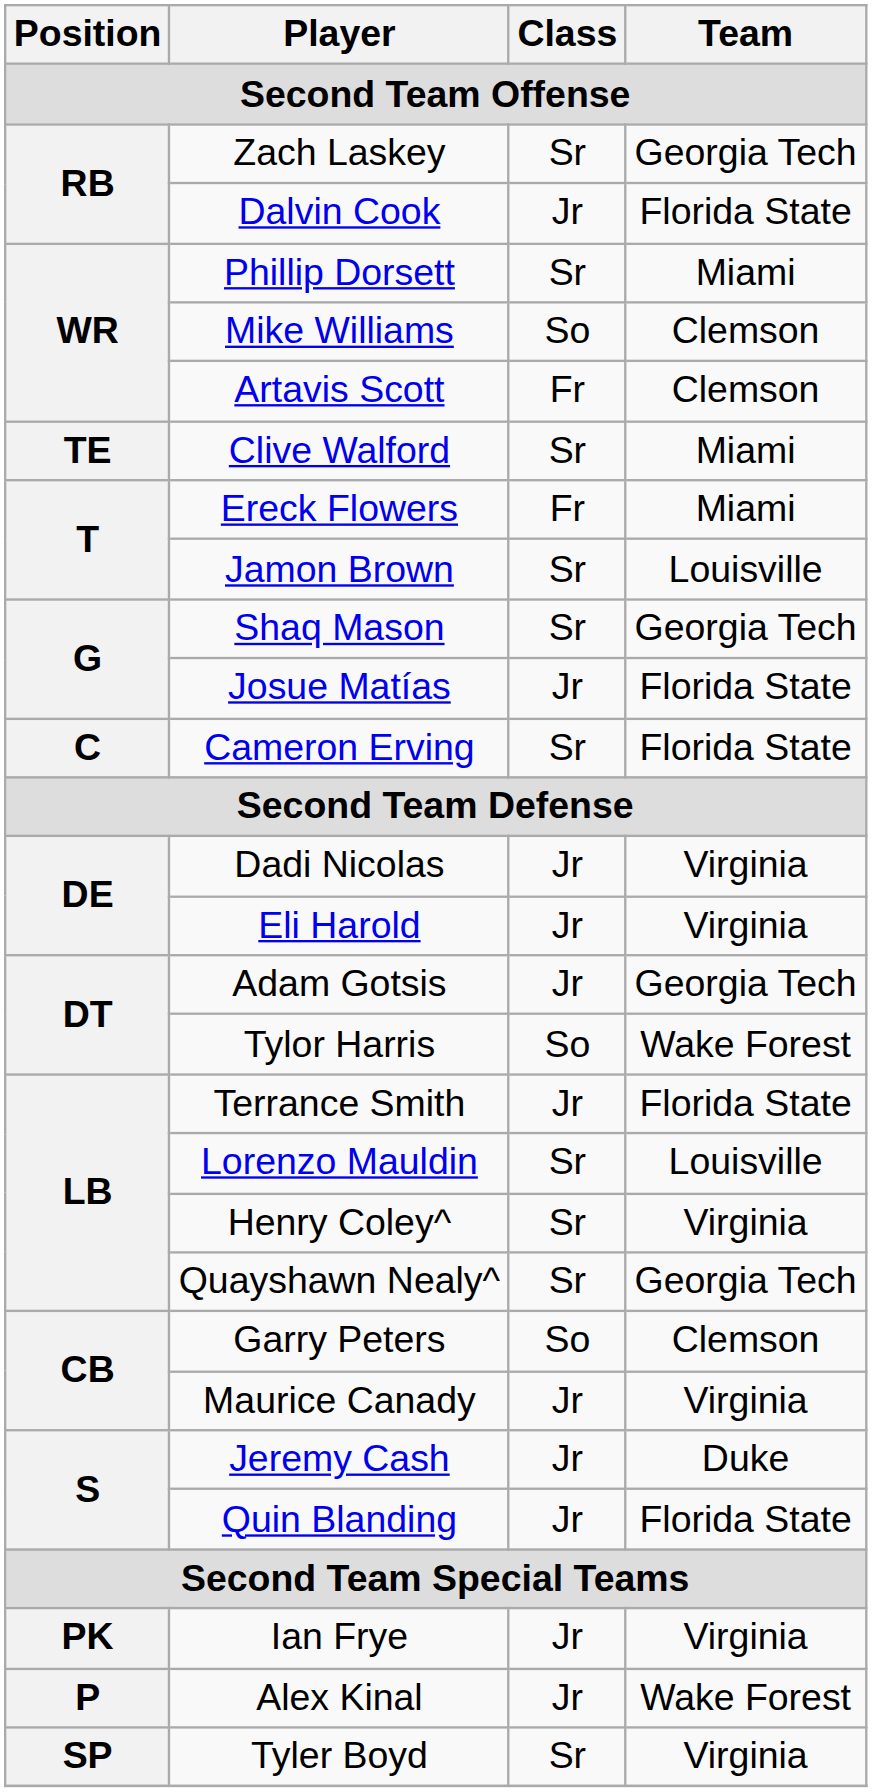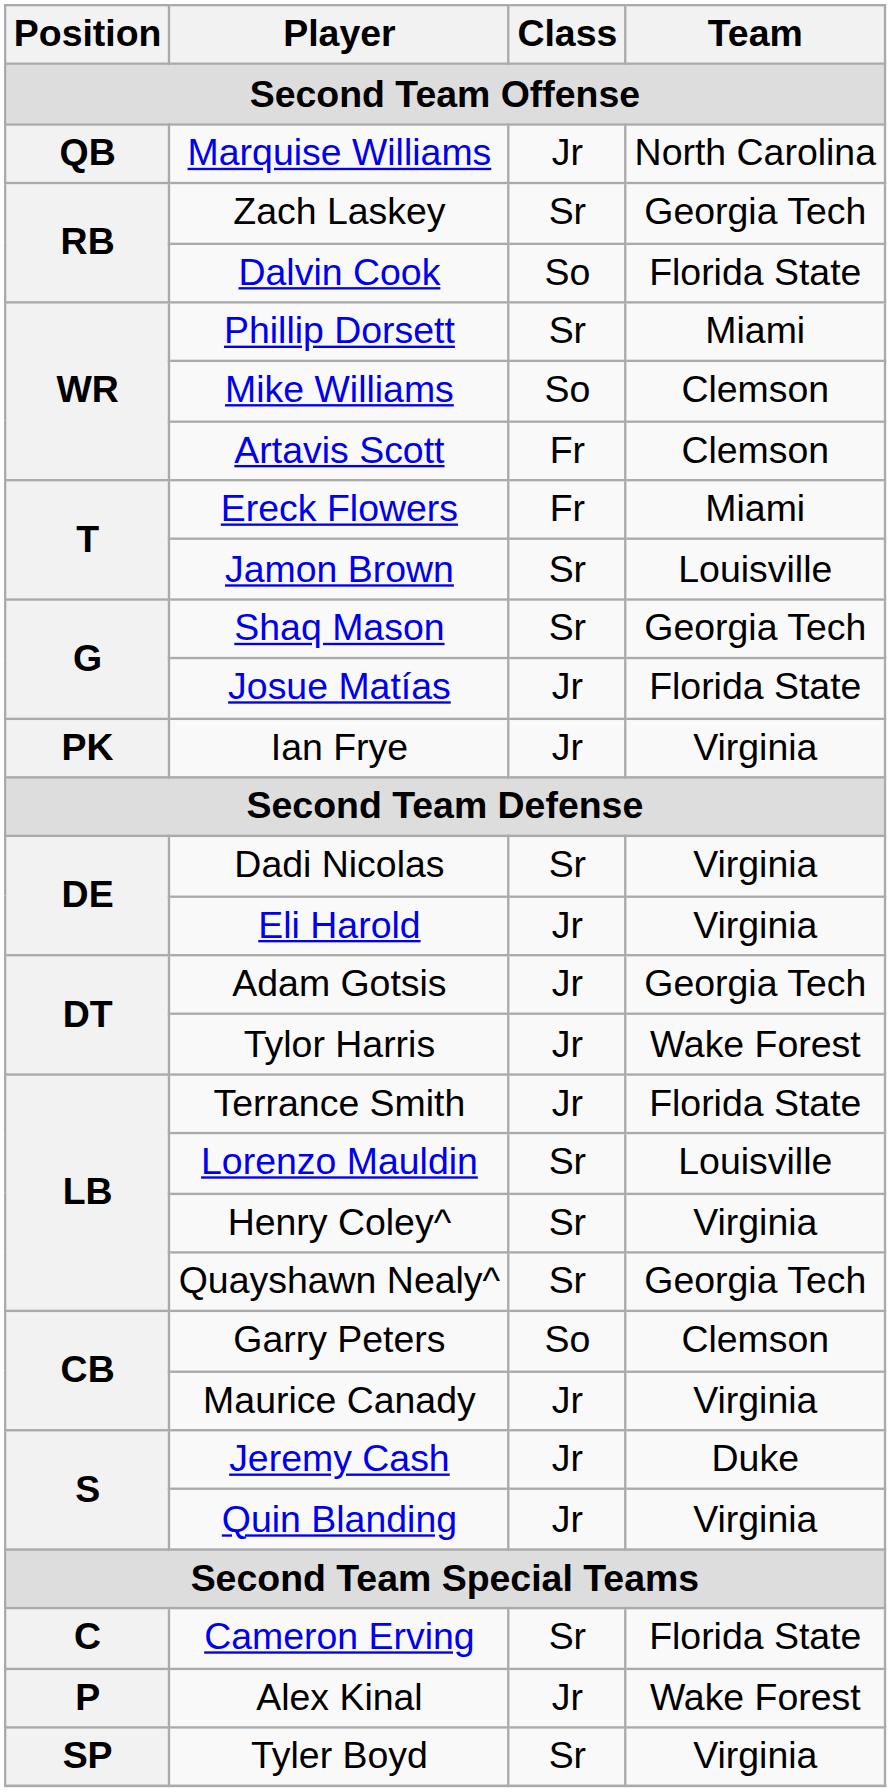+ row: (339, 152)
(567, 212) Jr -> (567, 271) So
- row: (339, 449)
rows swapped: (339, 746) <-> (339, 1637)
(567, 865) Jr -> (567, 865) Sr
(567, 1043) So -> (567, 1043) Jr
(746, 1518) Florida State -> (755, 1518) Virginia
